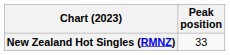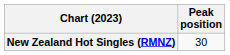(201, 42) 33 -> (201, 42) 30
